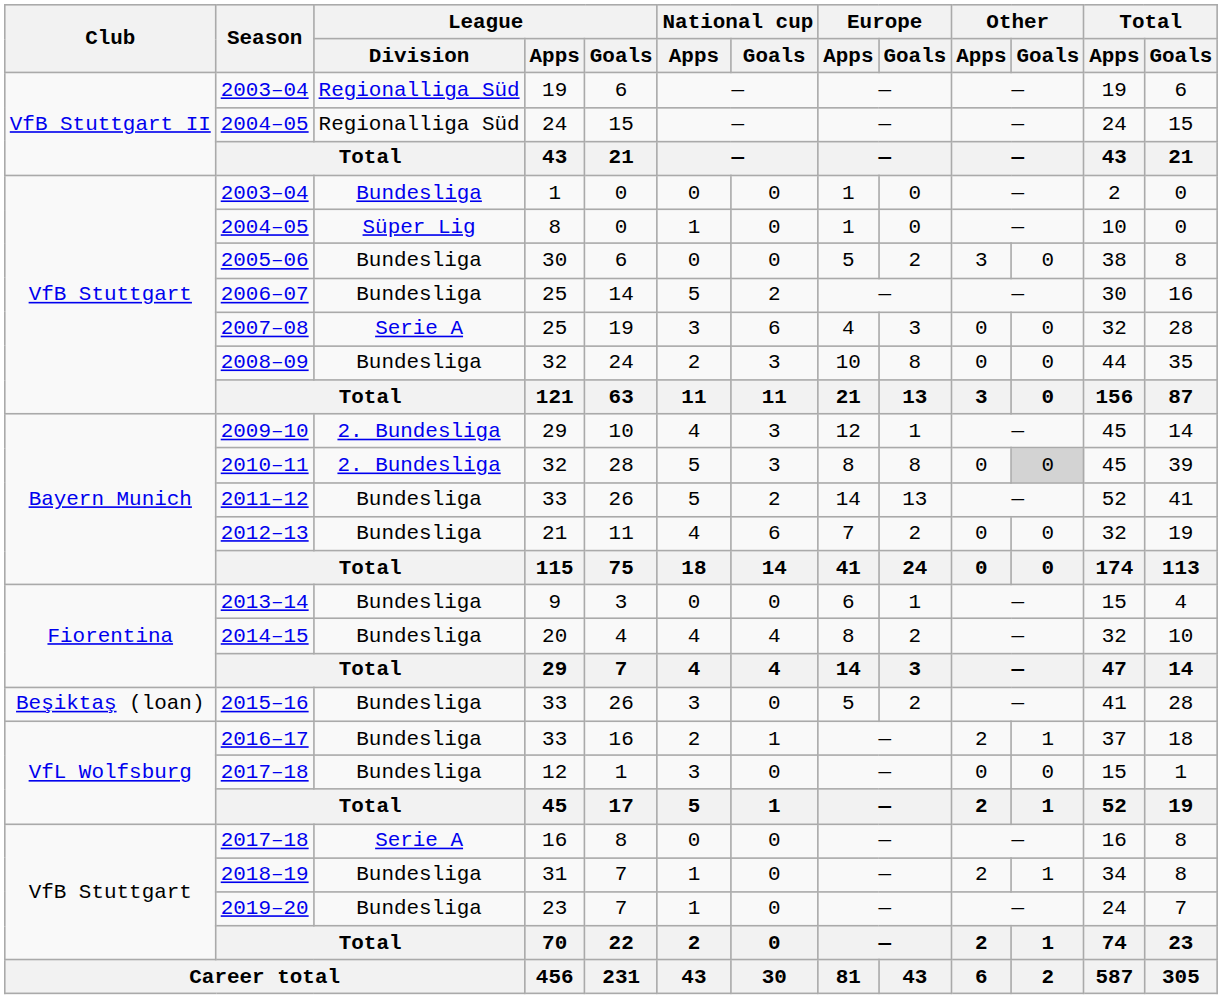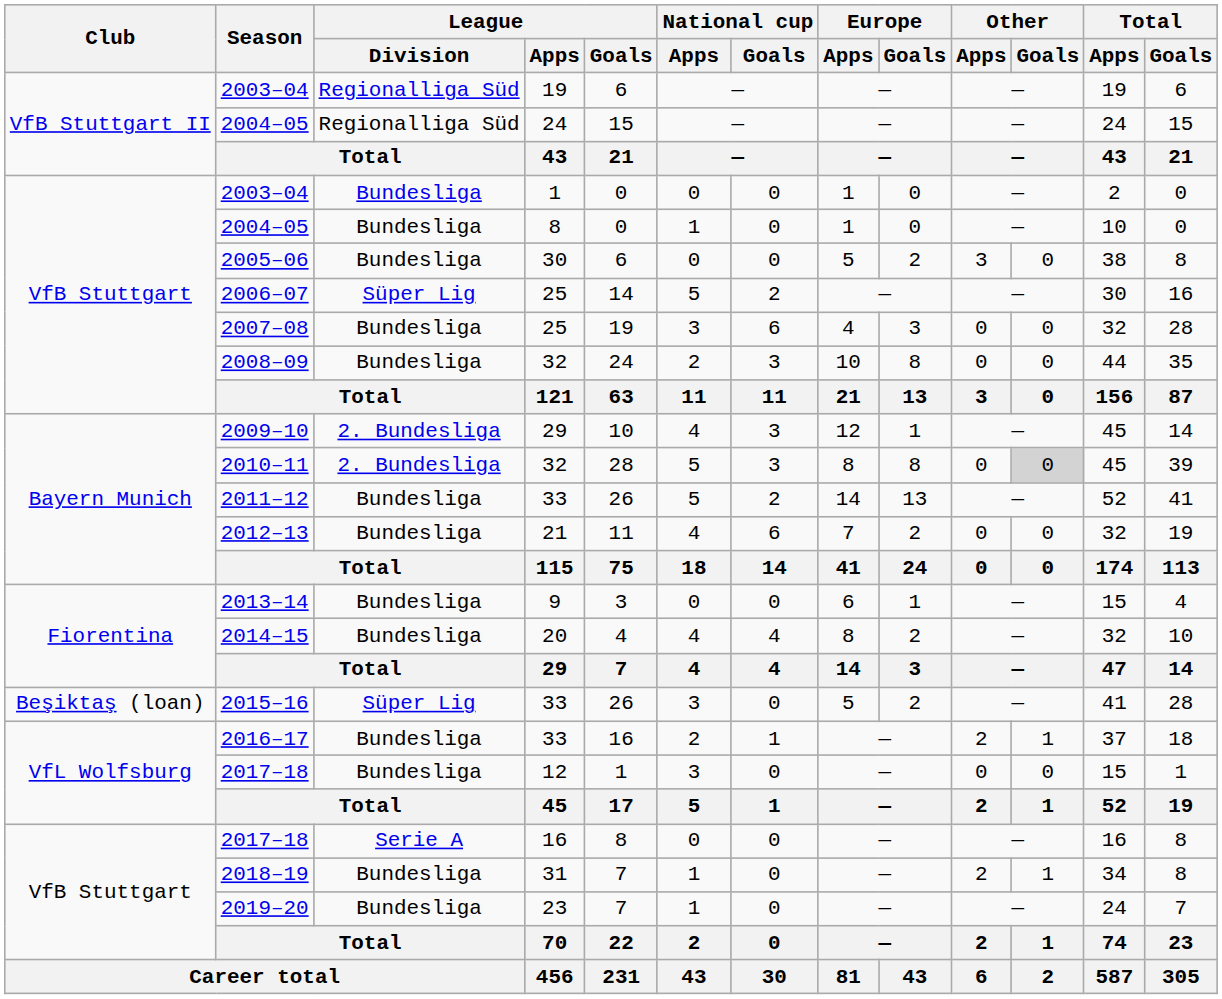(419, 227) Süper Lig -> (419, 227) Bundesliga
(419, 295) Bundesliga -> (419, 295) Süper Lig
(419, 329) Serie A -> (419, 329) Bundesliga
(419, 704) Bundesliga -> (419, 704) Süper Lig
